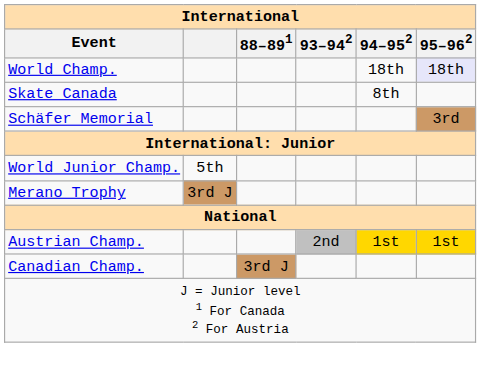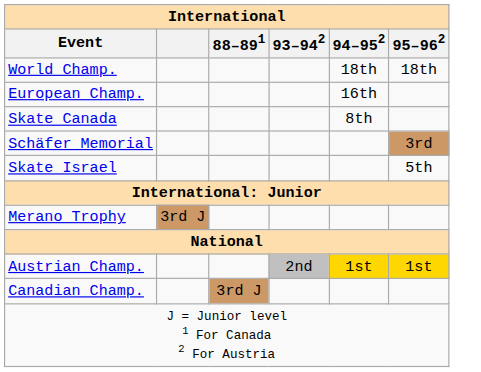(446, 70) lavender background -> (419, 70) no background
+ row: (76, 94)
+ row: (62, 168)
- row: (94, 168)
